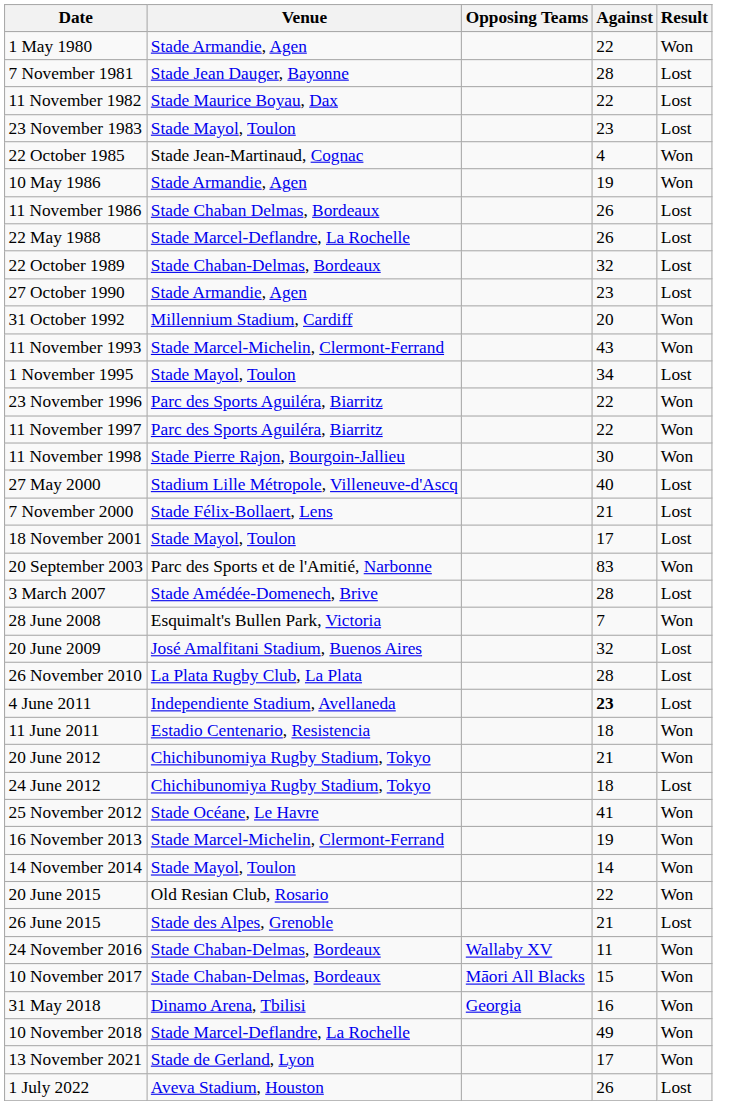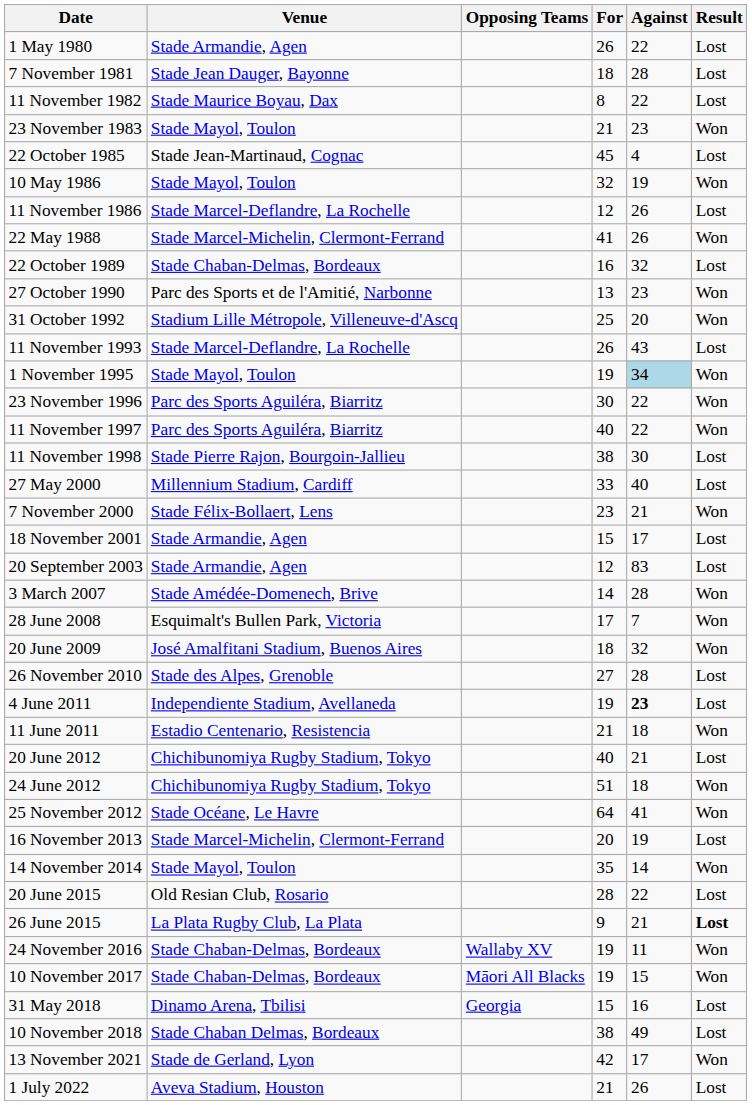+ column: (610, 18)
(677, 45) Won -> (711, 45) Lost
(676, 127) Lost -> (712, 127) Won
(677, 155) Won -> (711, 155) Lost
(229, 182) Stade Armandie, Agen -> (223, 182) Stade Mayol, Toulon
(265, 210) Stade Chaban Delmas, Bordeaux -> (280, 210) Stade Marcel-Deflandre, La Rochelle
(280, 237) Stade Marcel-Deflandre, La Rochelle -> (297, 237) Stade Marcel-Michelin, Clermont-Ferrand
(676, 237) Lost -> (712, 237) Won
(229, 292) Stade Armandie, Agen -> (291, 292) Parc des Sports et de l'Amitié, Narbonne
(676, 292) Lost -> (712, 292) Won
(252, 319) Millennium Stadium, Cardiff -> (304, 319) Stadium Lille Métropole, Villeneuve-d'Ascq
(297, 347) Stade Marcel-Michelin, Clermont-Ferrand -> (280, 347) Stade Marcel-Deflandre, La Rochelle
(677, 347) Won -> (711, 347) Lost
(605, 374) no background -> (640, 374) lightblue background
(676, 374) Lost -> (712, 374) Won
(677, 456) Won -> (711, 456) Lost
(304, 484) Stadium Lille Métropole, Villeneuve-d'Ascq -> (252, 484) Millennium Stadium, Cardiff
(676, 511) Lost -> (712, 511) Won
(223, 538) Stade Mayol, Toulon -> (229, 538) Stade Armandie, Agen
(291, 566) Parc des Sports et de l'Amitié, Narbonne -> (229, 566) Stade Armandie, Agen
(677, 566) Won -> (711, 566) Lost
(676, 593) Lost -> (712, 593) Won
(676, 648) Lost -> (712, 648) Won
(256, 675) La Plata Rugby Club, La Plata -> (242, 675) Stade des Alpes, Grenoble
(677, 758) Won -> (711, 758) Lost
(676, 785) Lost -> (712, 785) Won
(677, 840) Won -> (711, 840) Lost
(677, 895) Won -> (711, 895) Lost
(242, 922) Stade des Alpes, Grenoble -> (256, 922) La Plata Rugby Club, La Plata
(676, 922) normal -> (712, 922) bold
(677, 1004) Won -> (711, 1004) Lost
(280, 1032) Stade Marcel-Deflandre, La Rochelle -> (265, 1032) Stade Chaban Delmas, Bordeaux
(677, 1032) Won -> (711, 1032) Lost
